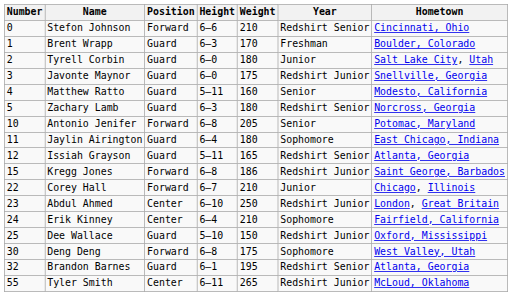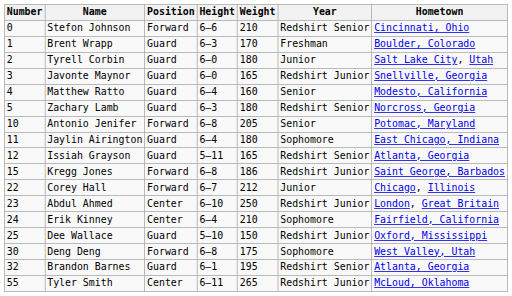(249, 77) 175 -> (249, 77) 165
(211, 92) 5–11 -> (208, 92) 6–4
(249, 188) 210 -> (249, 188) 212
